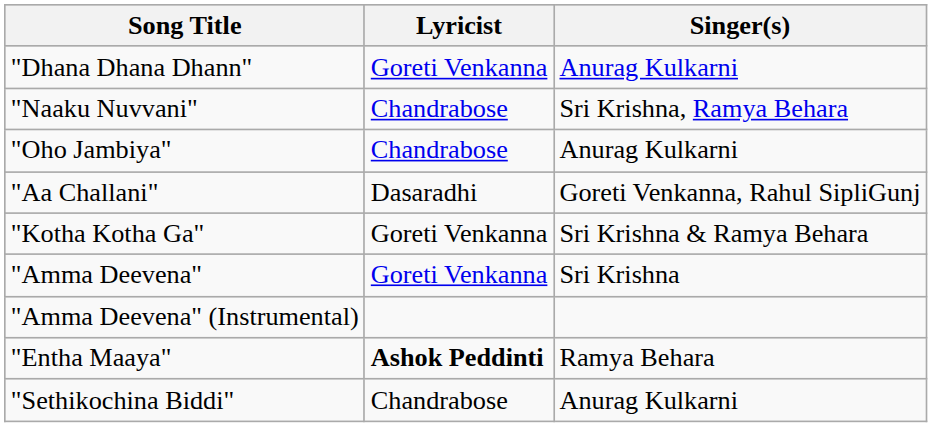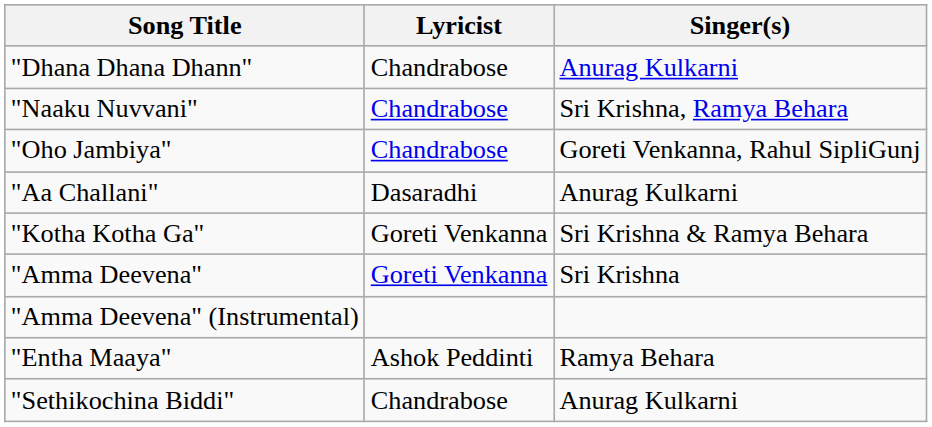(459, 66) Goreti Venkanna -> (439, 66) Chandrabose
(649, 150) Anurag Kulkarni -> (740, 150) Goreti Venkanna, Rahul SipliGunj
(740, 191) Goreti Venkanna, Rahul SipliGunj -> (649, 191) Anurag Kulkarni
(457, 358) bold -> (452, 358) normal
